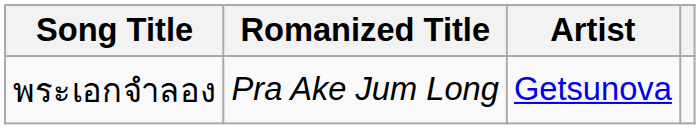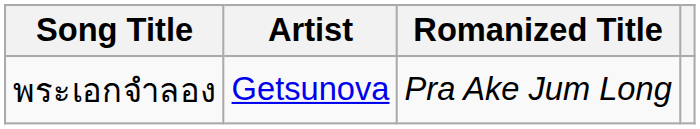columns swapped: (365, 30) <-> (593, 30)
